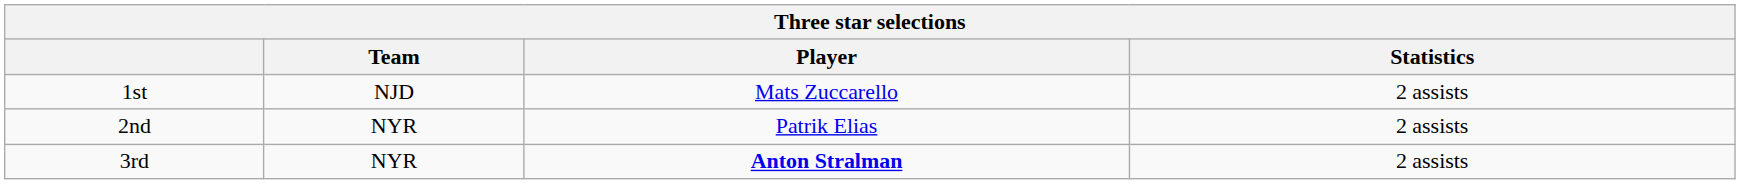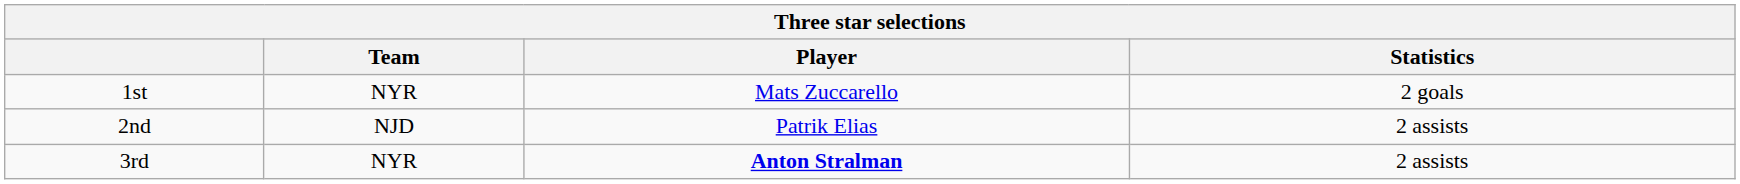(394, 91) NJD -> (394, 91) NYR
(1432, 91) 2 assists -> (1432, 91) 2 goals
(394, 126) NYR -> (394, 126) NJD
